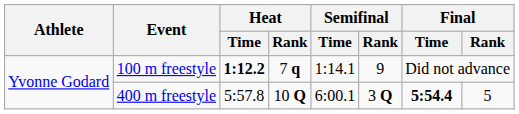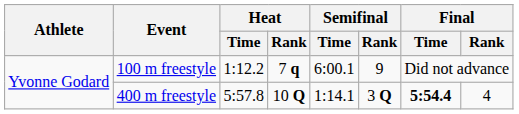(244, 69) bold -> (244, 69) normal
(335, 69) 1:14.1 -> (334, 69) 6:00.1
(335, 95) 6:00.1 -> (334, 95) 1:14.1
(488, 95) 5 -> (487, 95) 4
